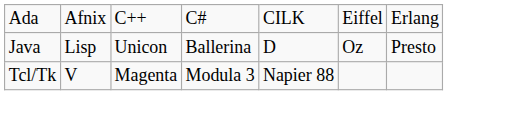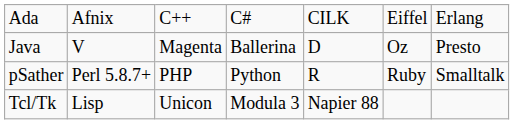(80, 47) Lisp -> (78, 47) V
(141, 47) Unicon -> (191, 47) Magenta
+ row: (36, 75)
(71, 75) V -> (88, 103) Lisp
(146, 75) Magenta -> (186, 103) Unicon
